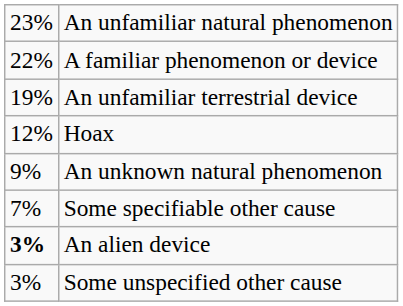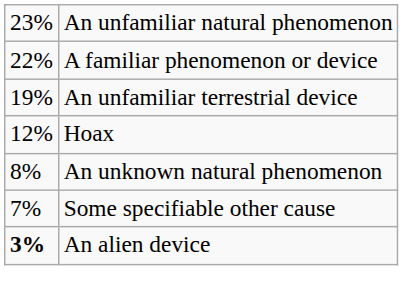(26, 171) 9% -> (26, 171) 8%
- row: (203, 282)
